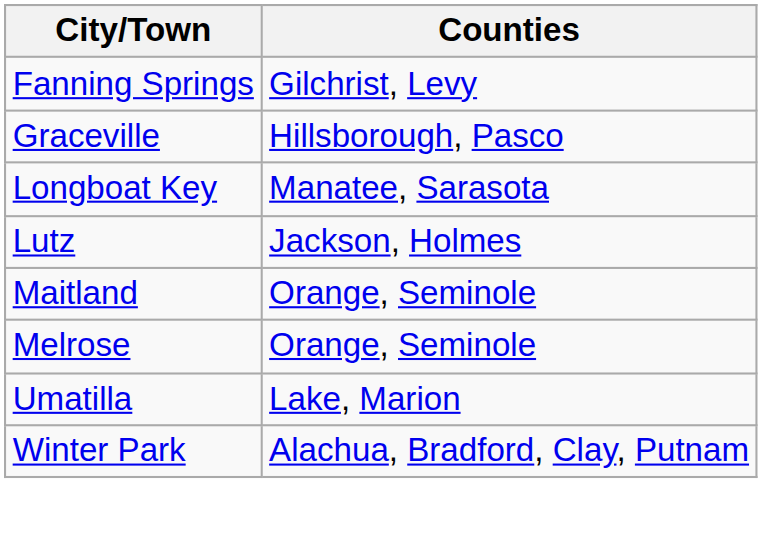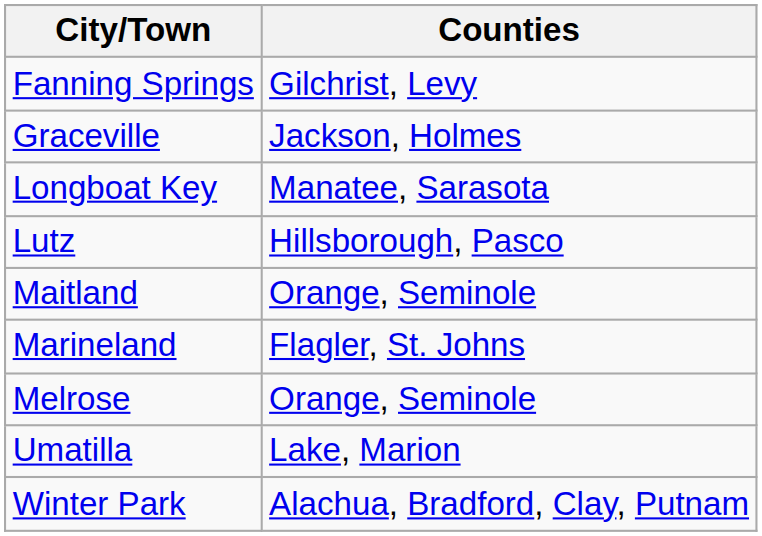(416, 135) Hillsborough, Pasco -> (395, 135) Jackson, Holmes
(395, 240) Jackson, Holmes -> (416, 240) Hillsborough, Pasco
+ row: (95, 345)
